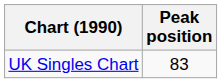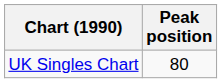(179, 63) 83 -> (179, 63) 80
